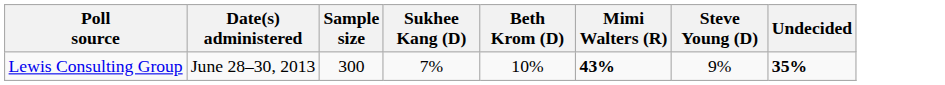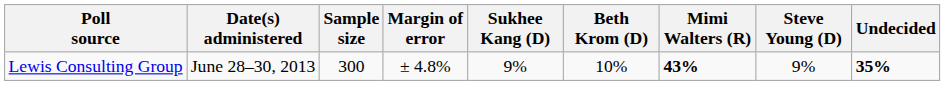+ column: (425, 28)
(431, 66) 7% -> (515, 66) 9%
